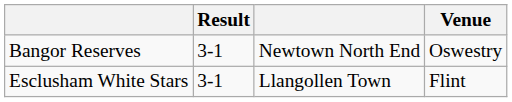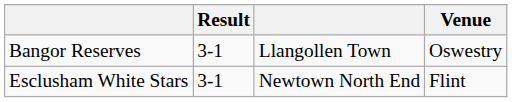(340, 50) Newtown North End -> (325, 50) Llangollen Town
(325, 81) Llangollen Town -> (340, 81) Newtown North End
